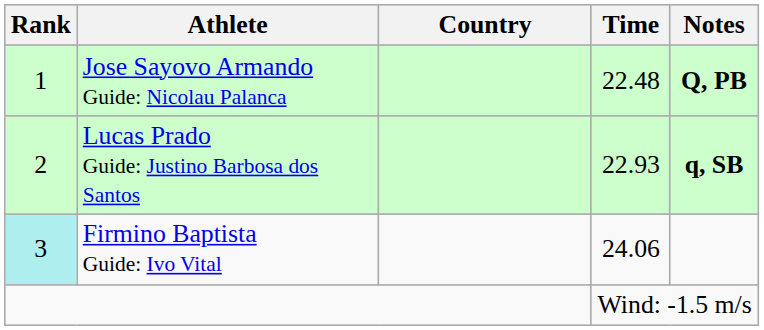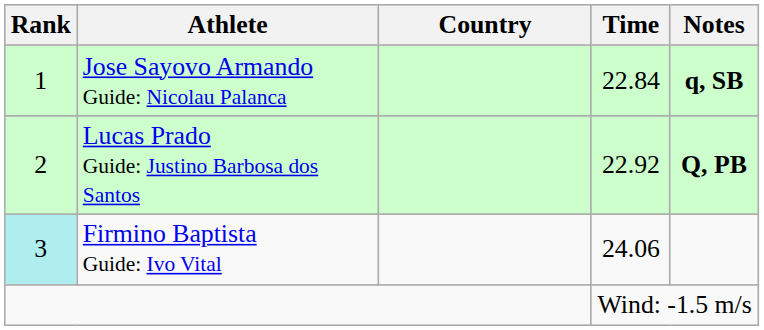(631, 80) 22.48 -> (631, 80) 22.84
(714, 80) Q, PB -> (714, 80) q, SB
(631, 164) 22.93 -> (631, 164) 22.92
(714, 164) q, SB -> (714, 164) Q, PB
